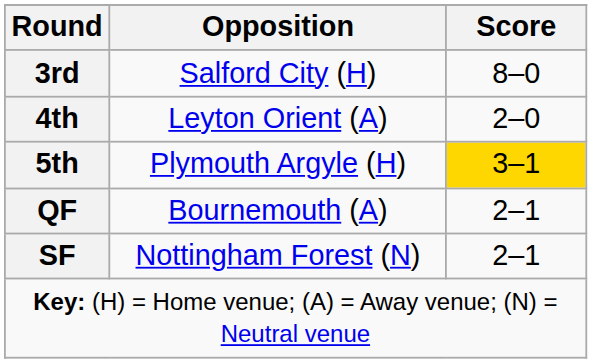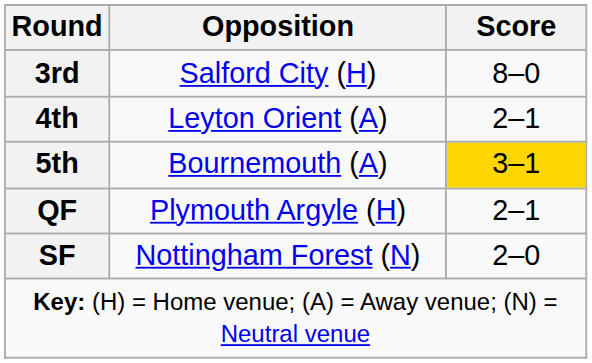(516, 118) 2–0 -> (516, 118) 2–1
(278, 164) Plymouth Argyle (H) -> (278, 164) Bournemouth (A)
(278, 210) Bournemouth (A) -> (278, 210) Plymouth Argyle (H)
(516, 255) 2–1 -> (516, 255) 2–0
